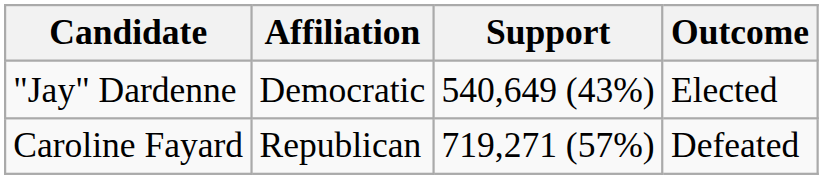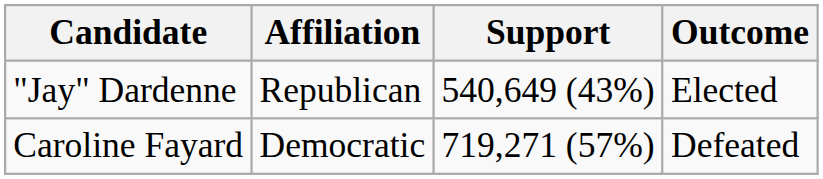(342, 88) Democratic -> (340, 88) Republican
(340, 145) Republican -> (342, 145) Democratic
